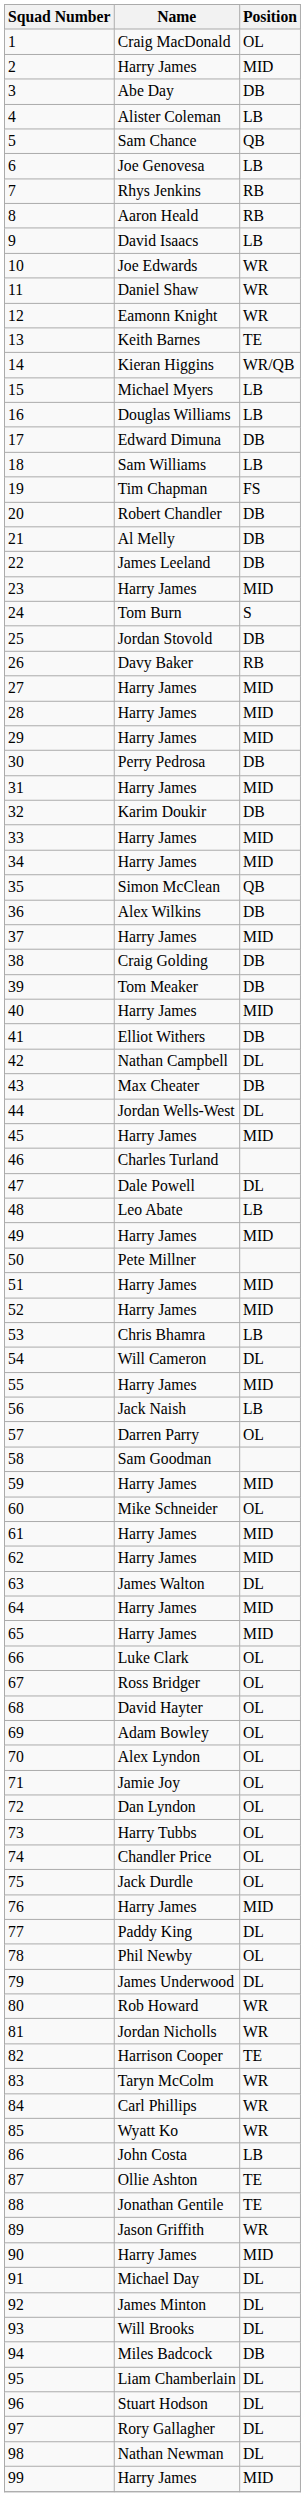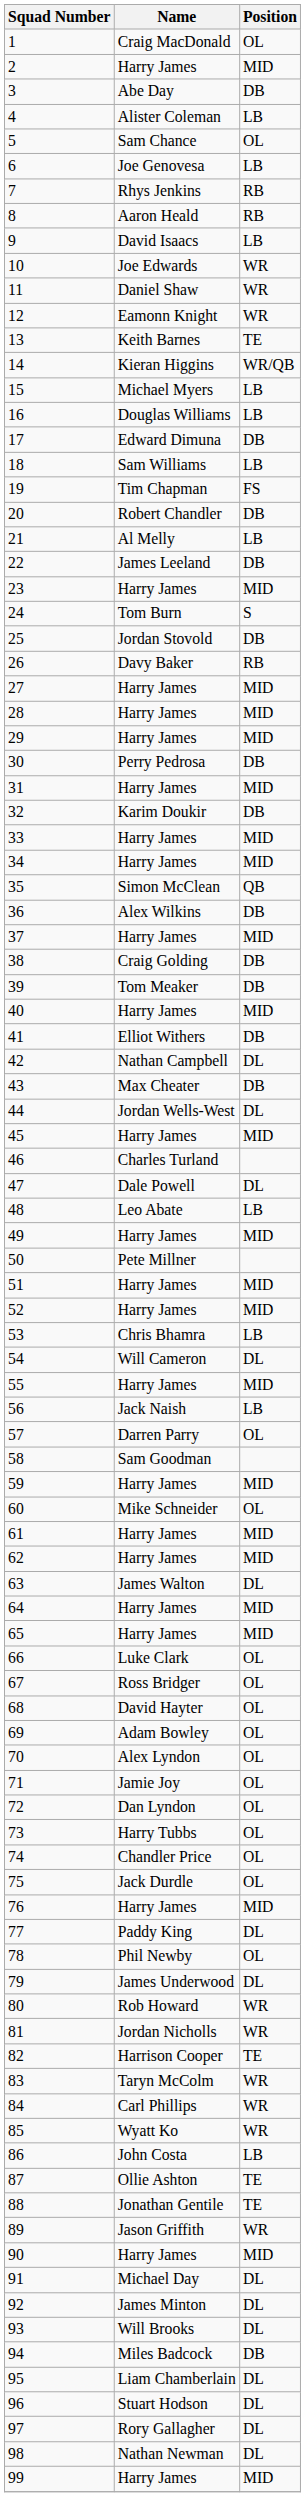(254, 141) QB -> (253, 141) OL
(254, 539) DB -> (253, 539) LB
